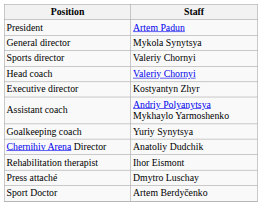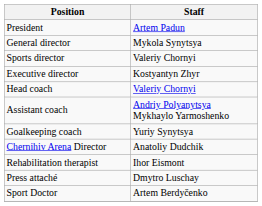rows swapped: (42, 89) <-> (29, 74)
